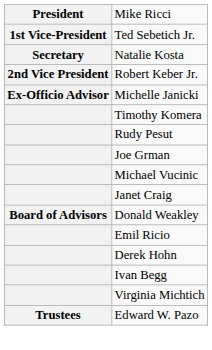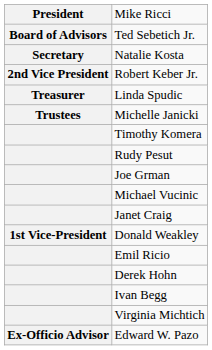(58, 34) 1st Vice-President -> (58, 34) Board of Advisors
+ row: (148, 94)
(58, 94) Ex-Officio Advisor -> (58, 114) Trustees
(58, 214) Board of Advisors -> (58, 235) 1st Vice-President
(58, 315) Trustees -> (58, 335) Ex-Officio Advisor
